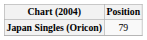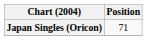(123, 27) 79 -> (123, 27) 71
